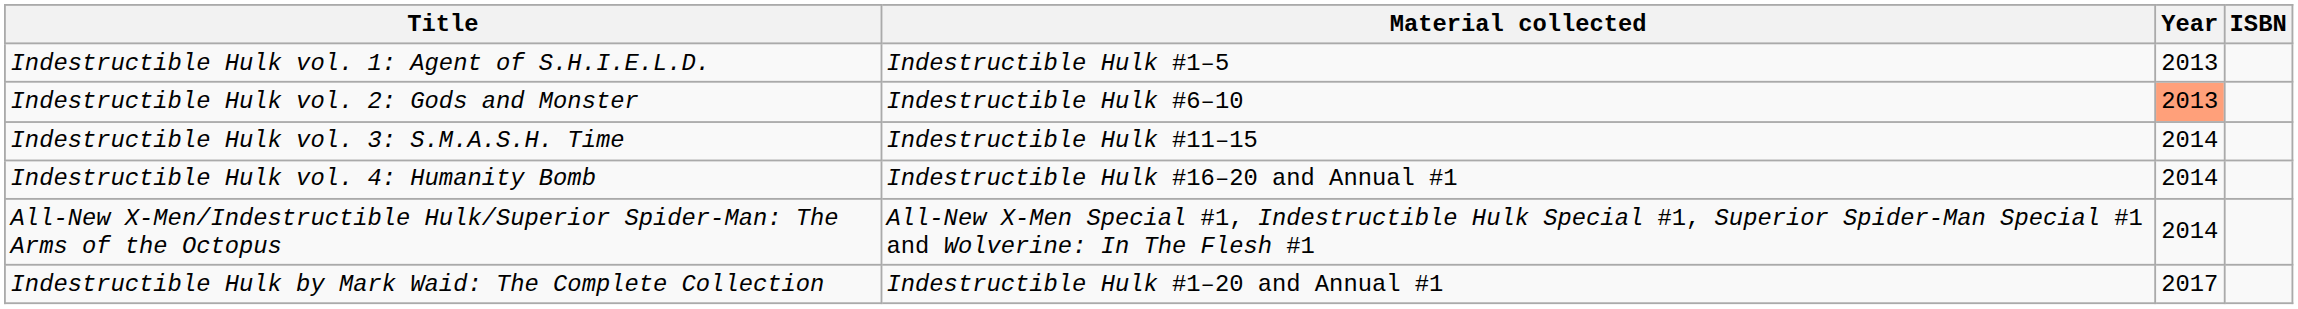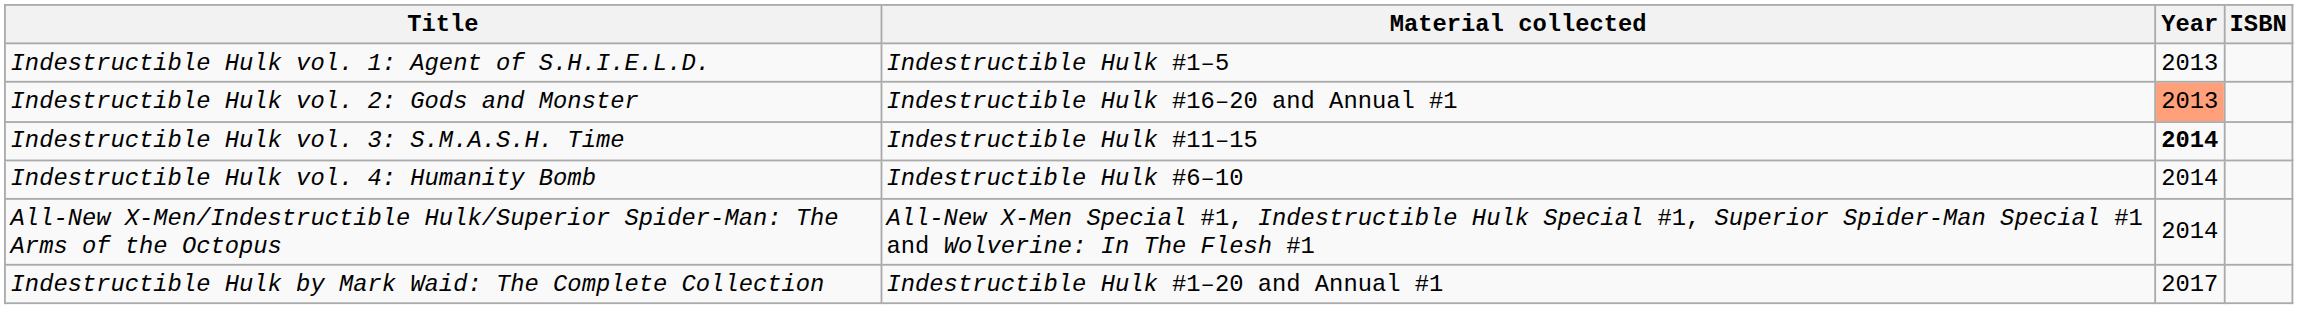(1065, 102) Indestructible Hulk #6–10 -> (1172, 102) Indestructible Hulk #16–20 and Annual #1
(2190, 141) normal -> (2190, 141) bold
(1172, 179) Indestructible Hulk #16–20 and Annual #1 -> (1065, 179) Indestructible Hulk #6–10
